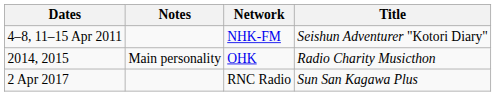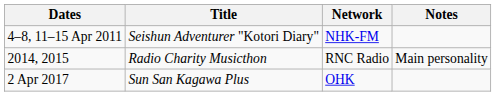columns swapped: (393, 15) <-> (175, 15)
(242, 58) OHK -> (357, 58) RNC Radio
(259, 79) RNC Radio -> (340, 79) OHK
